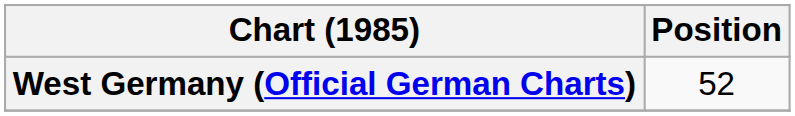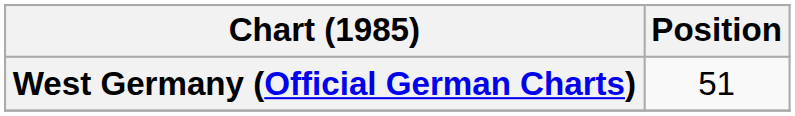(717, 83) 52 -> (717, 83) 51
